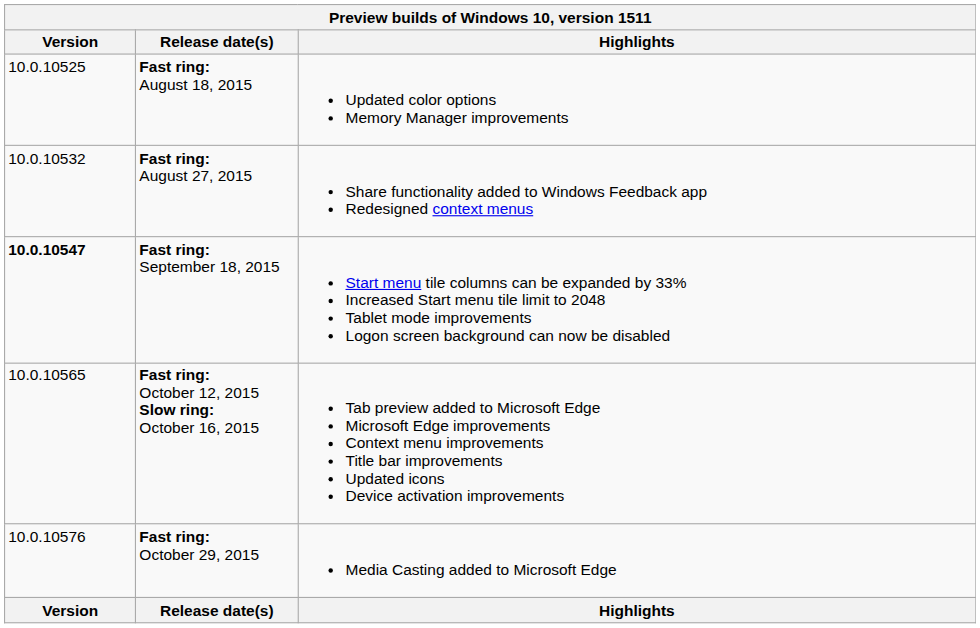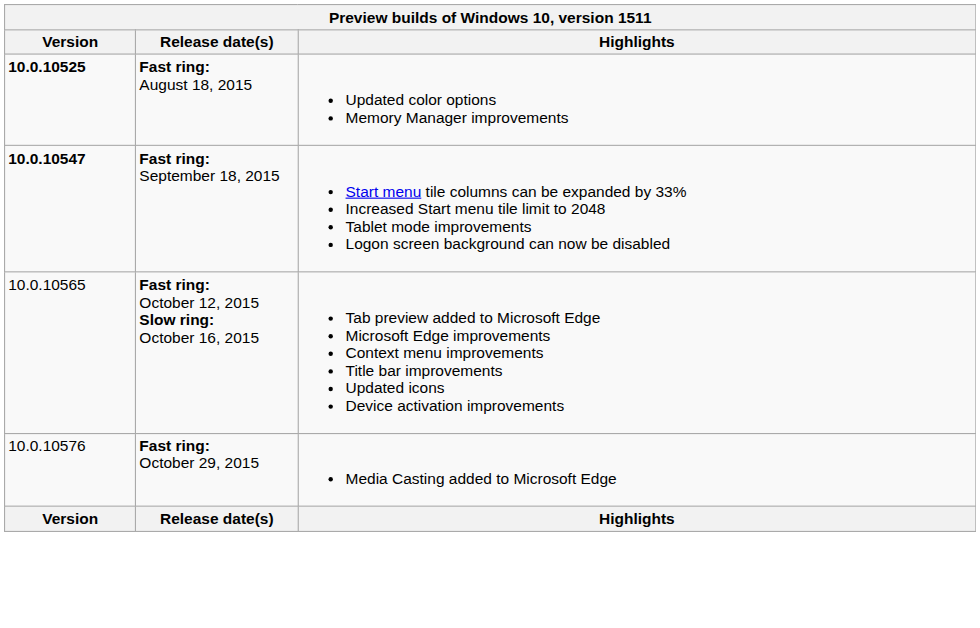(47, 67) normal -> (47, 67) bold
- row: (196, 167)
